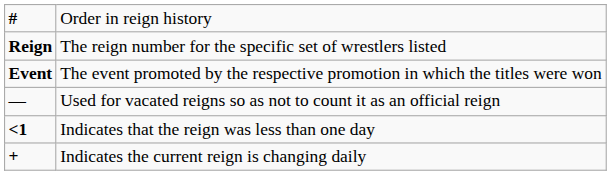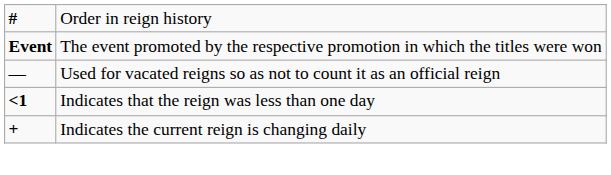- row: (253, 45)
